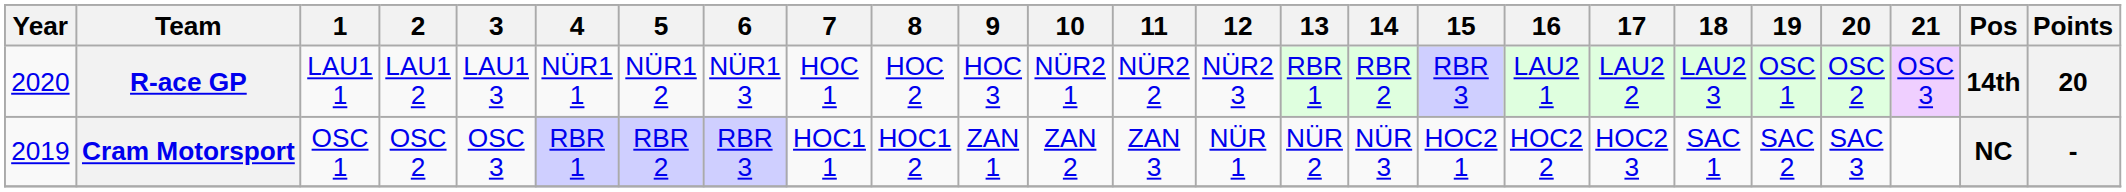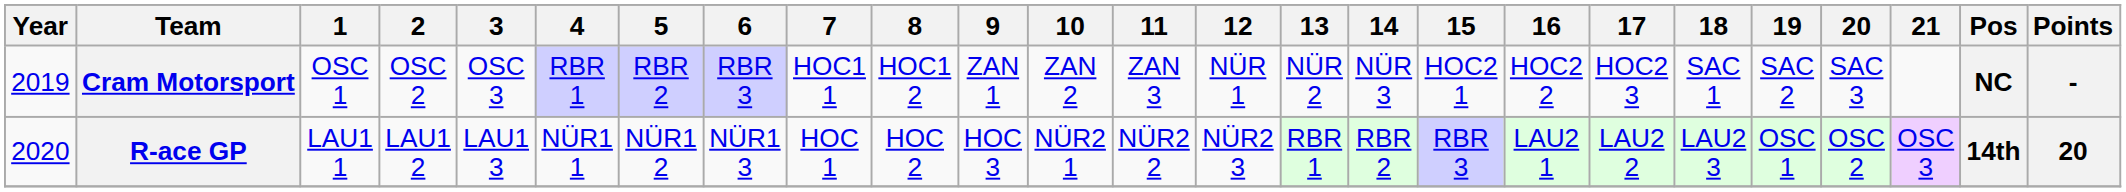rows swapped: (188, 151) <-> (188, 81)
